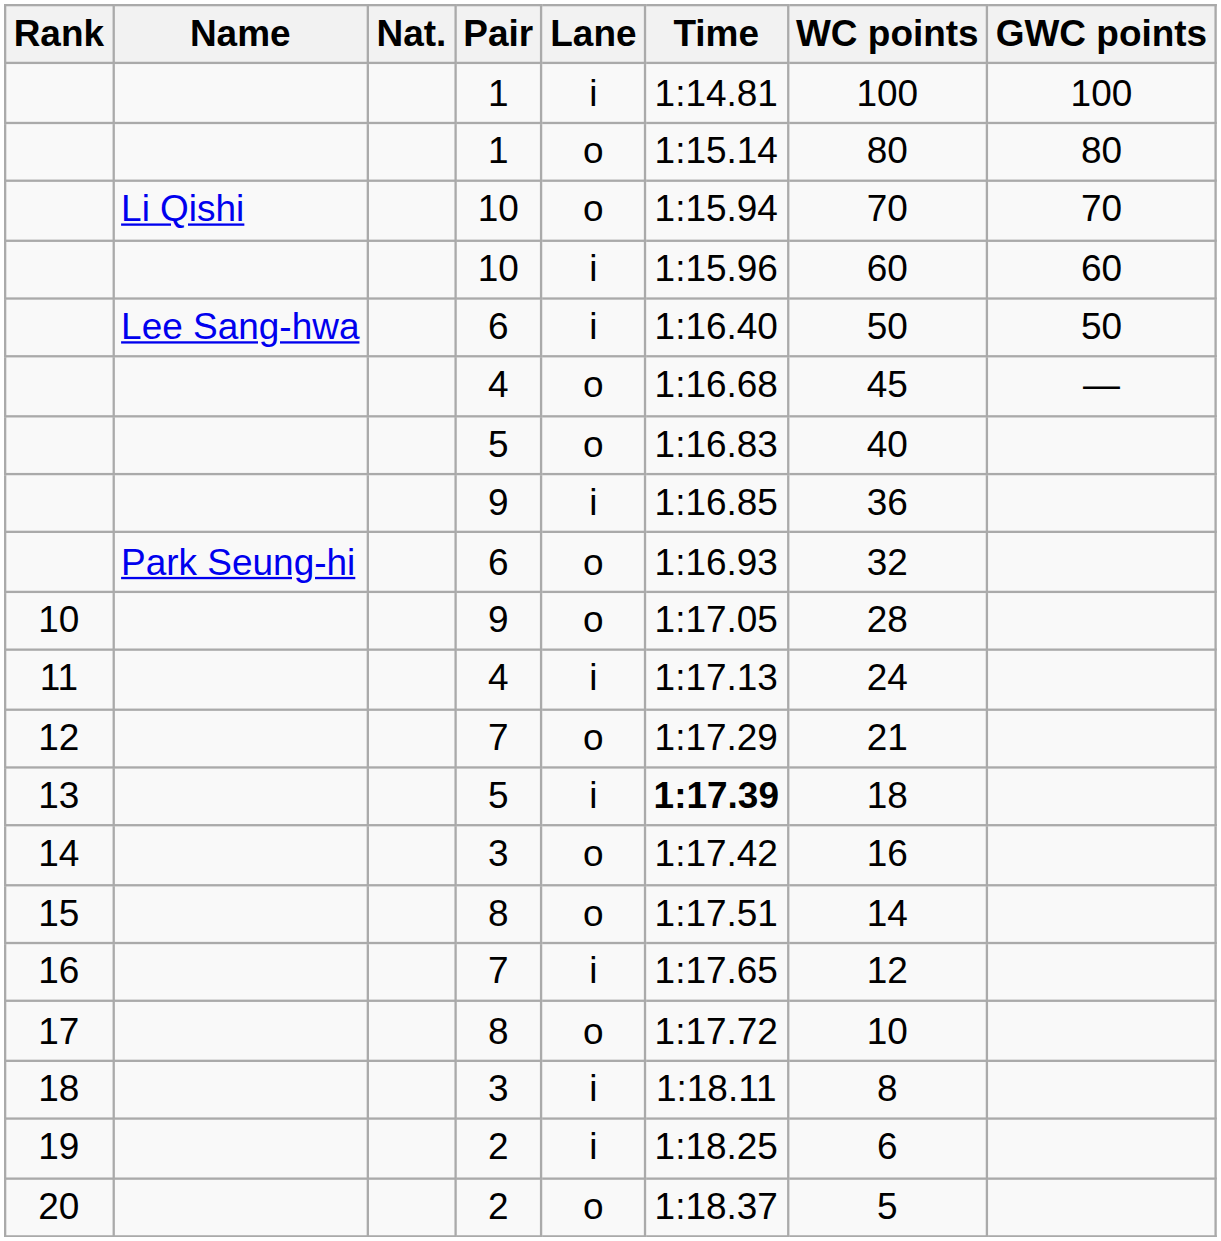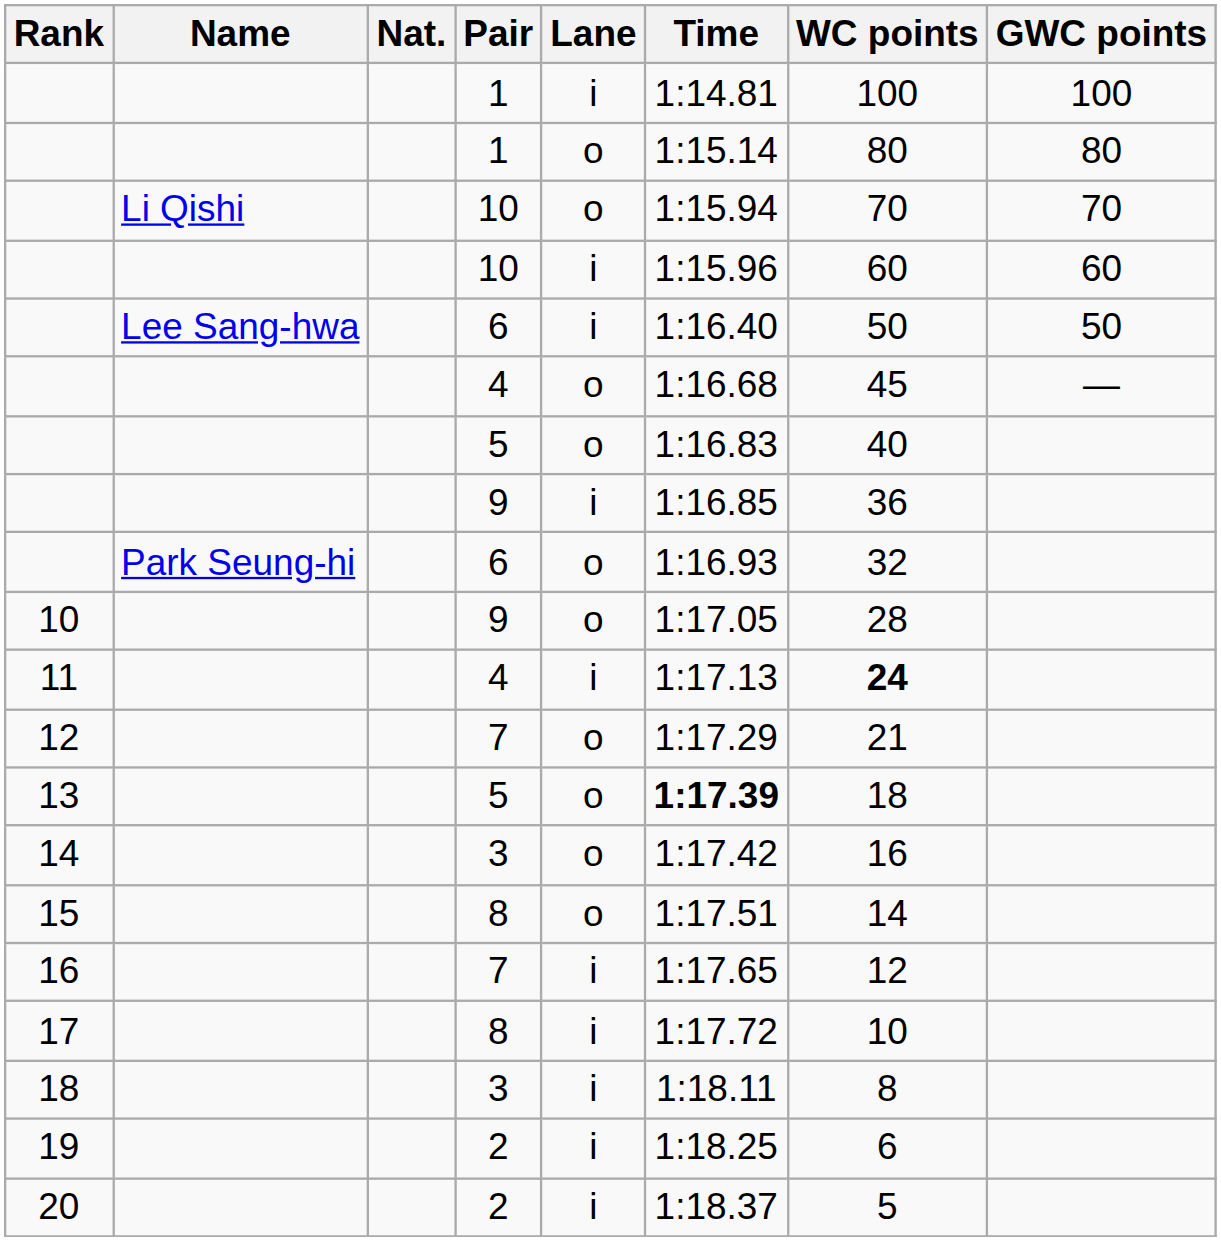(887, 678) normal -> (887, 678) bold
(593, 795) i -> (593, 795) o
(593, 1030) o -> (593, 1030) i
(593, 1206) o -> (593, 1206) i
